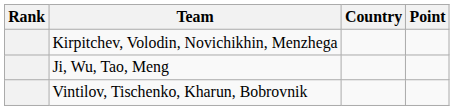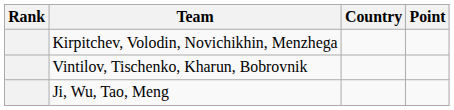rows swapped: (111, 67) <-> (180, 92)
